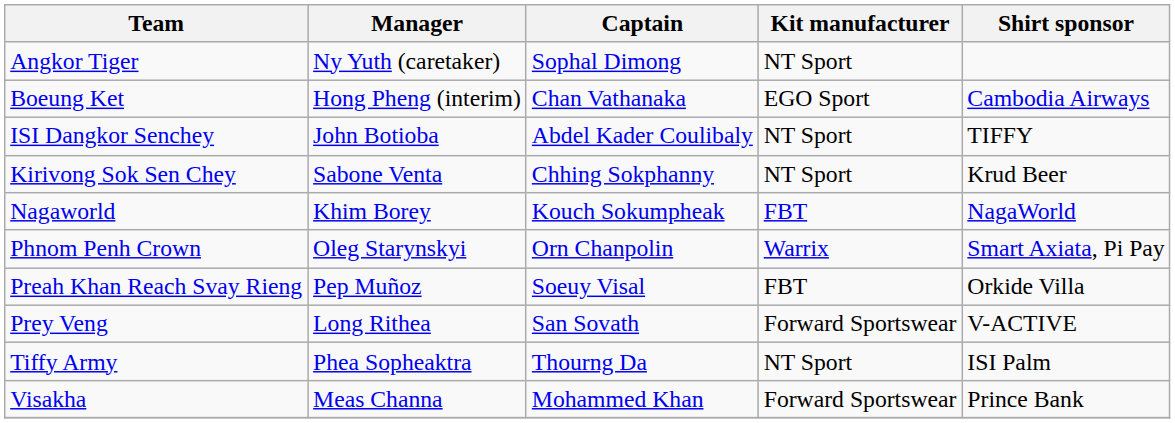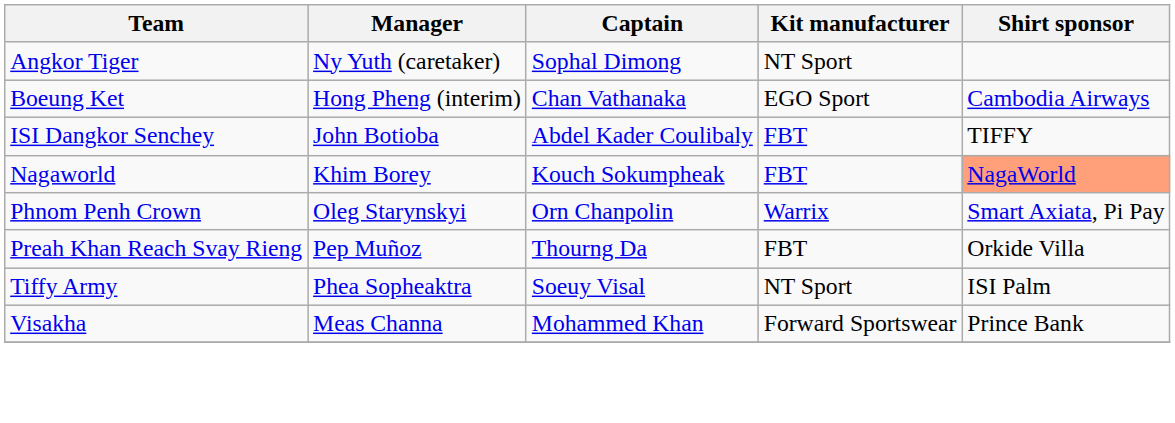(808, 135) NT Sport -> (785, 135) FBT
- row: (123, 173)
(1022, 211) no background -> (1022, 173) lightsalmon background
(588, 286) Soeuy Visal -> (589, 248) Thourng Da
- row: (59, 323)
(589, 361) Thourng Da -> (588, 286) Soeuy Visal
